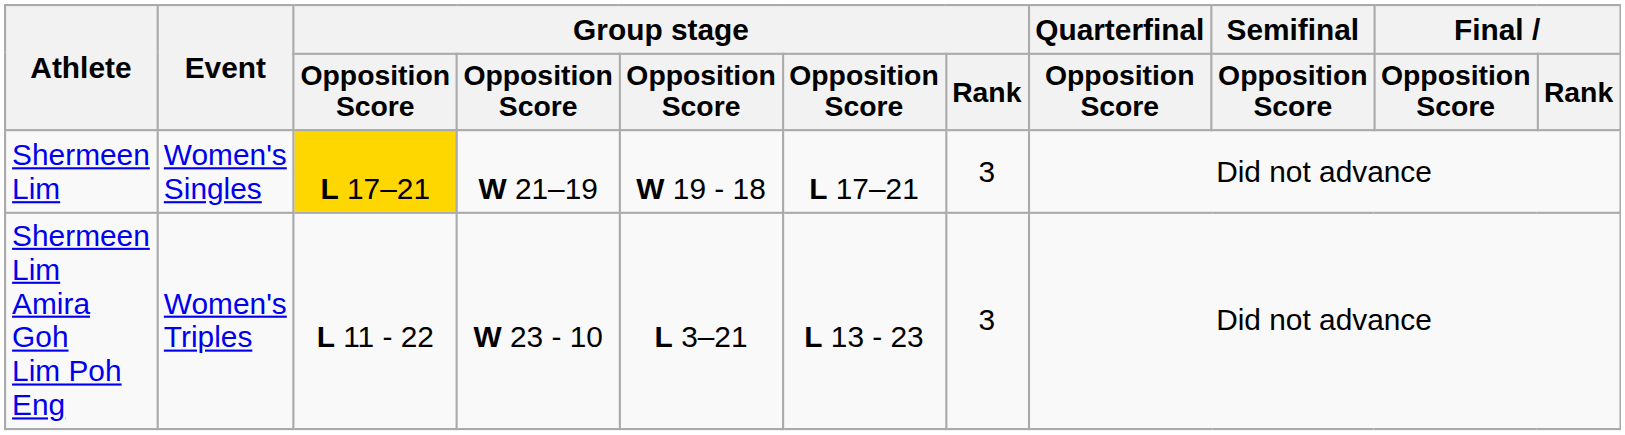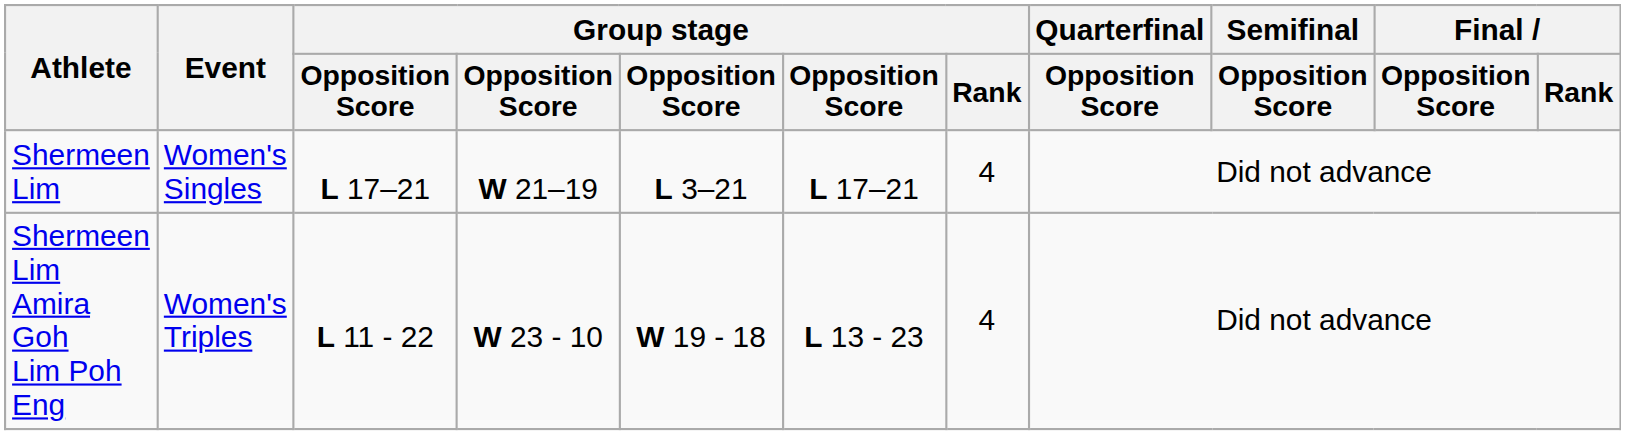(375, 188) gold background -> (375, 188) no background
(701, 188) W 19 - 18 -> (701, 188) L 3–21
(987, 171) 3 -> (987, 171) 4
(701, 338) L 3–21 -> (701, 338) W 19 - 18
(987, 321) 3 -> (987, 321) 4
